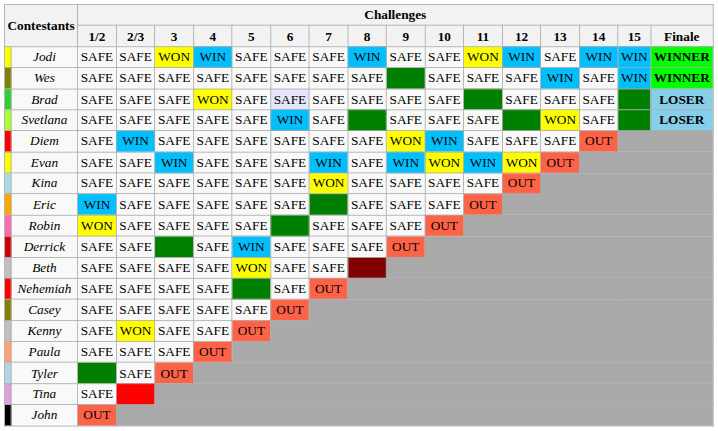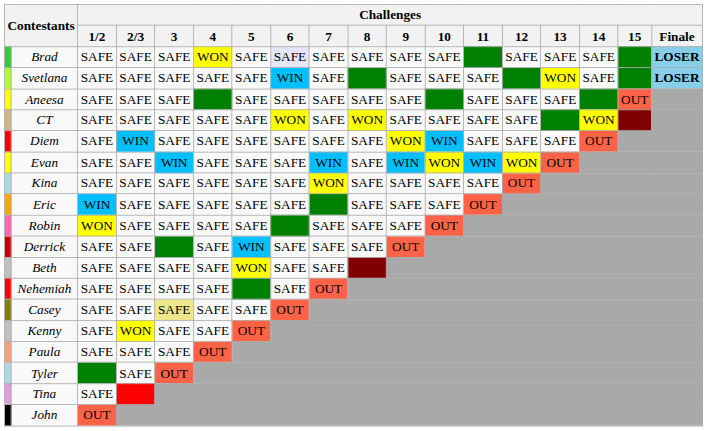- row: (44, 57)
- row: (44, 78)
+ row: (44, 99)
+ row: (44, 120)
(174, 309) no background -> (174, 309) khaki background
